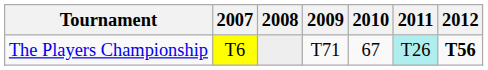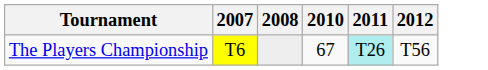- column: (325, 19)
(460, 50) bold -> (415, 50) normal
